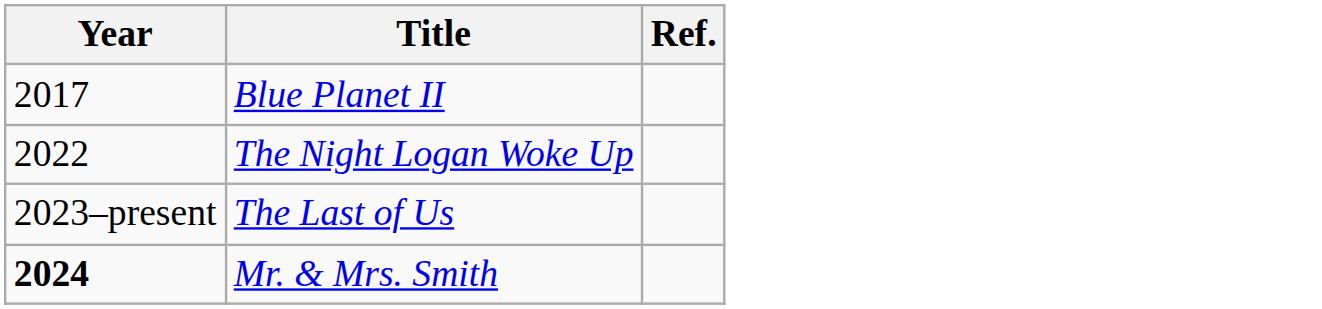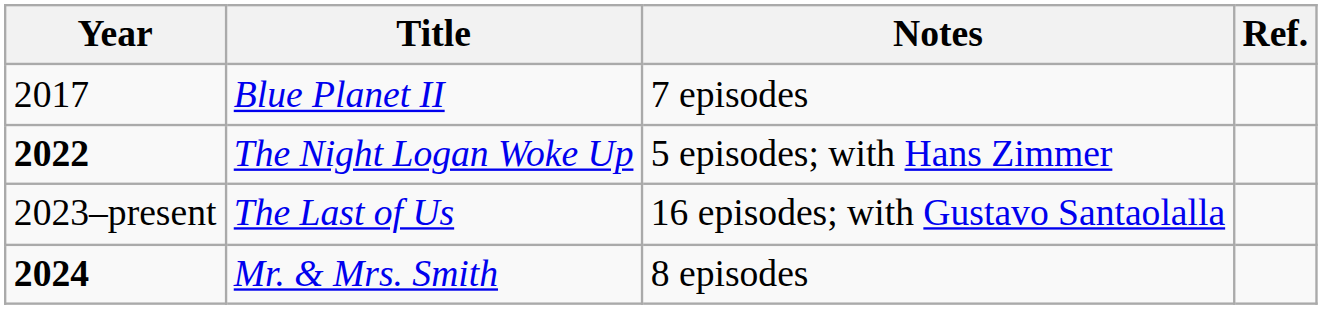+ column: (938, 34)
(51, 153) normal -> (51, 153) bold
